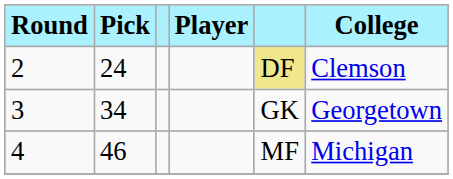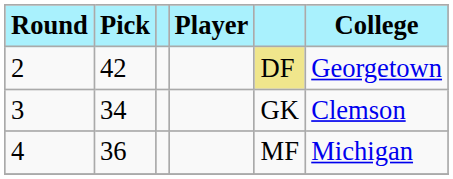(113, 67) 24 -> (113, 67) 42
(358, 67) Clemson -> (377, 67) Georgetown
(377, 109) Georgetown -> (358, 109) Clemson
(113, 151) 46 -> (113, 151) 36
